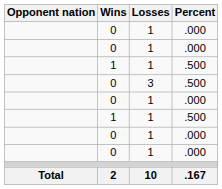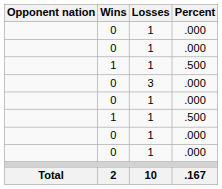(195, 83) .500 -> (195, 83) .000
